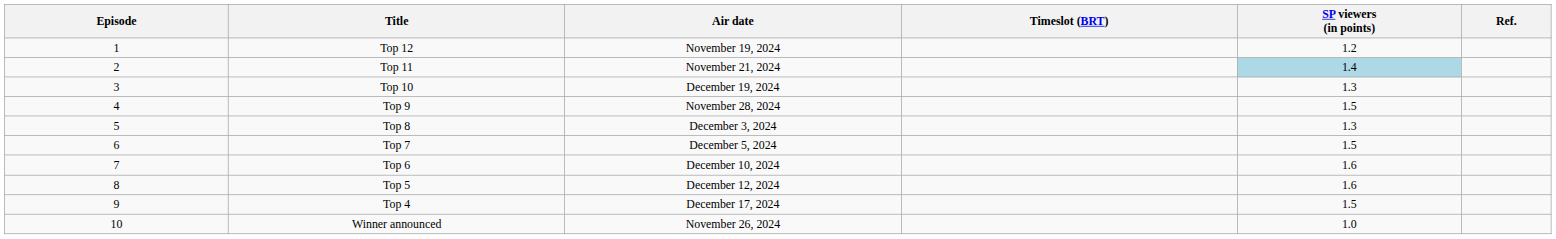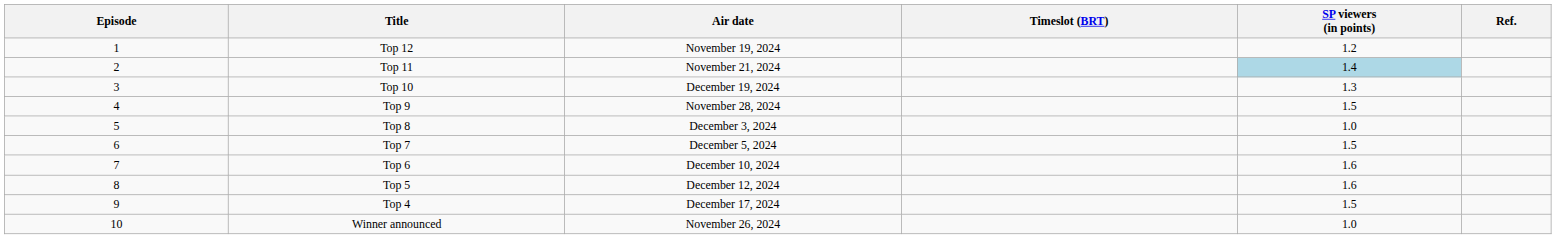(1349, 126) 1.3 -> (1349, 126) 1.0
